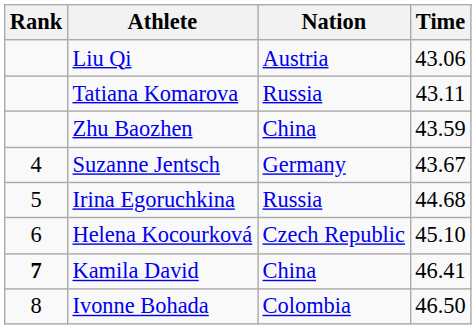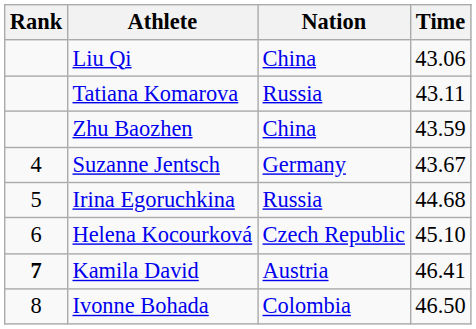(296, 57) Austria -> (289, 57) China
(289, 270) China -> (296, 270) Austria
